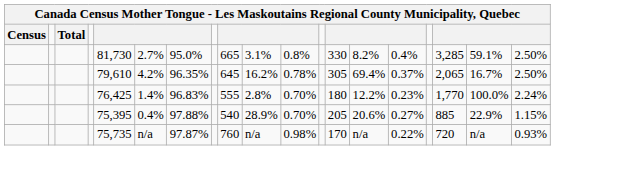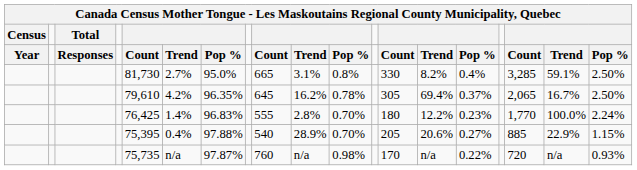+ row: (27, 54)
